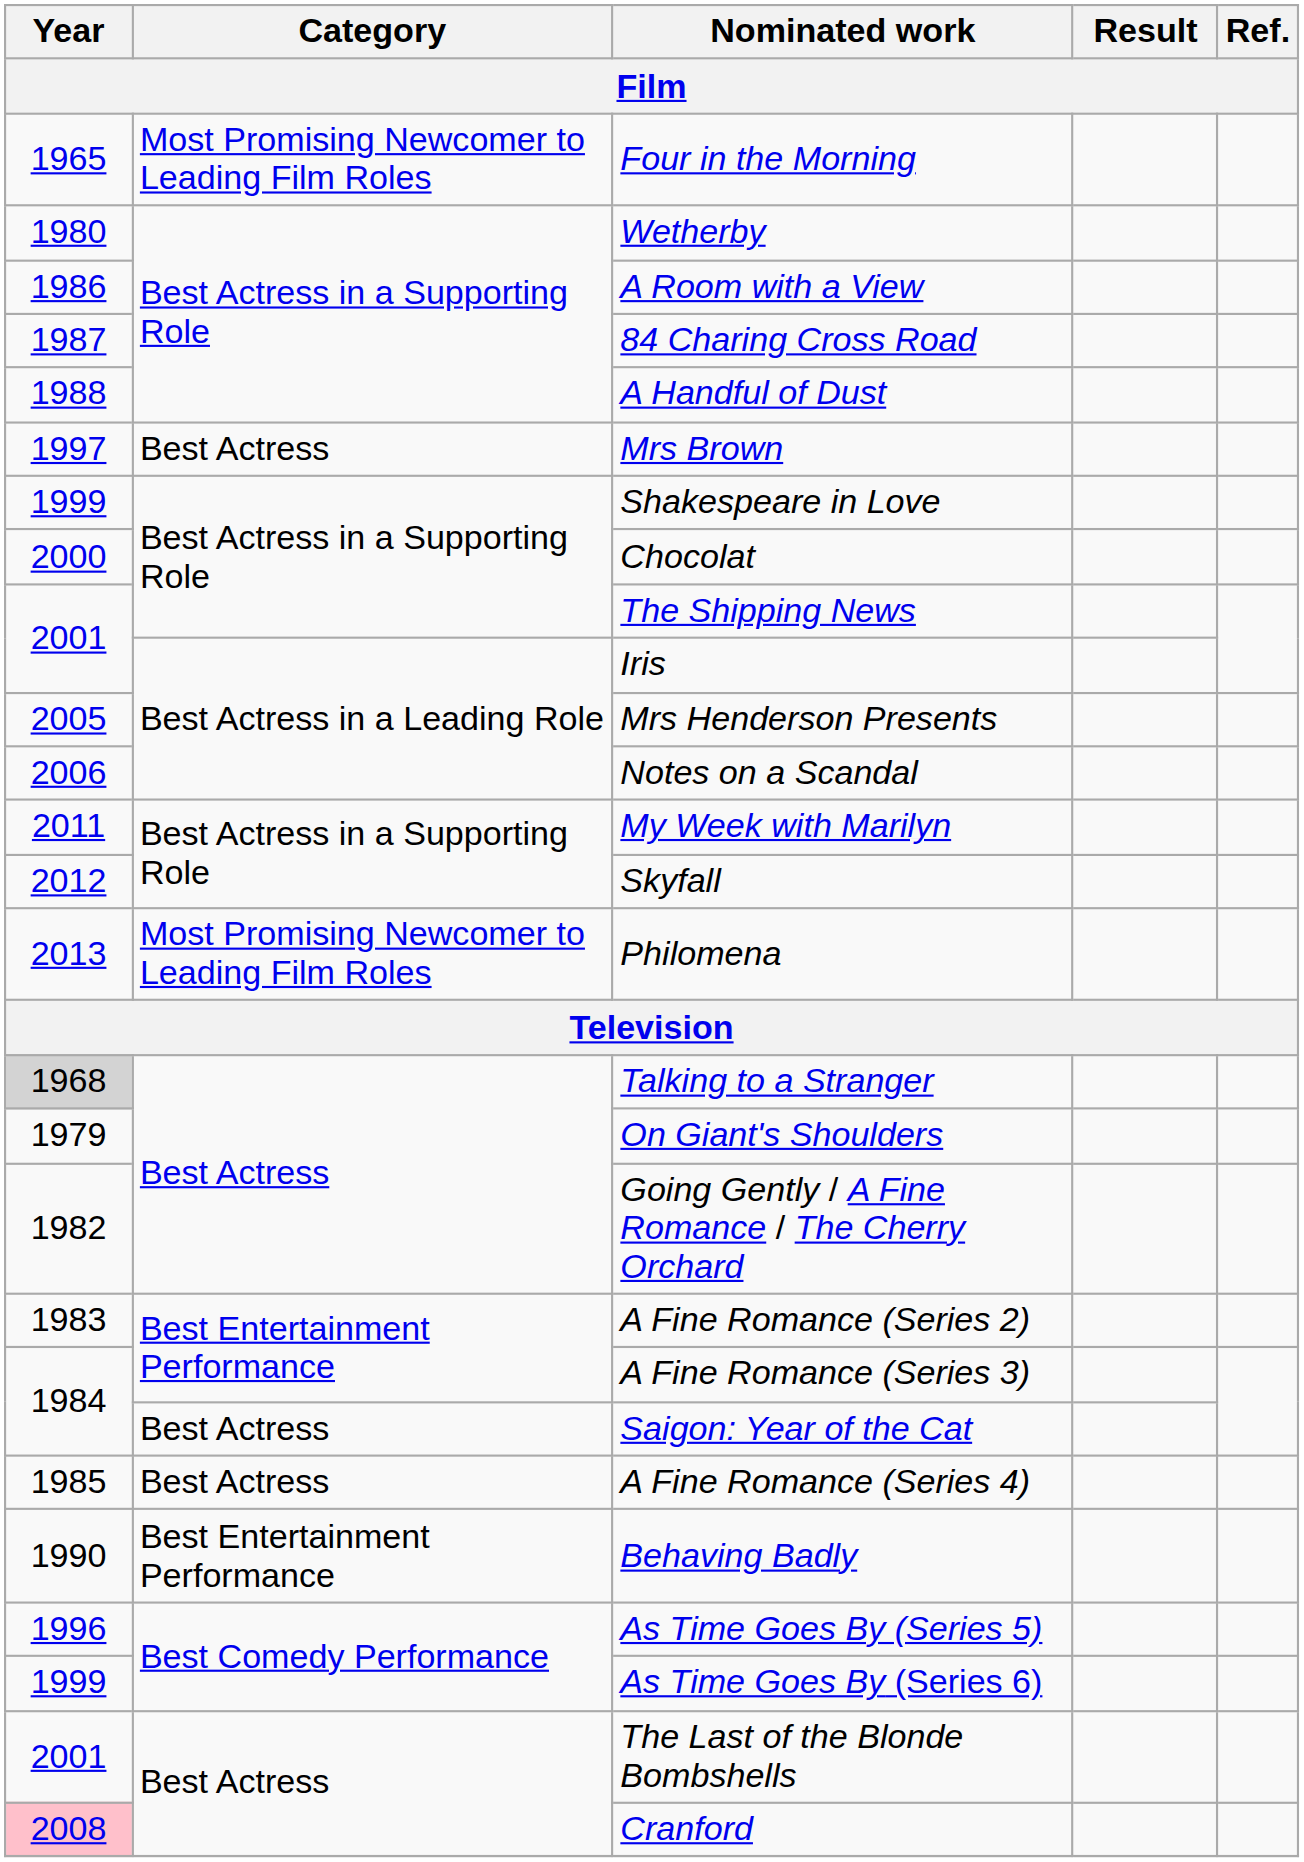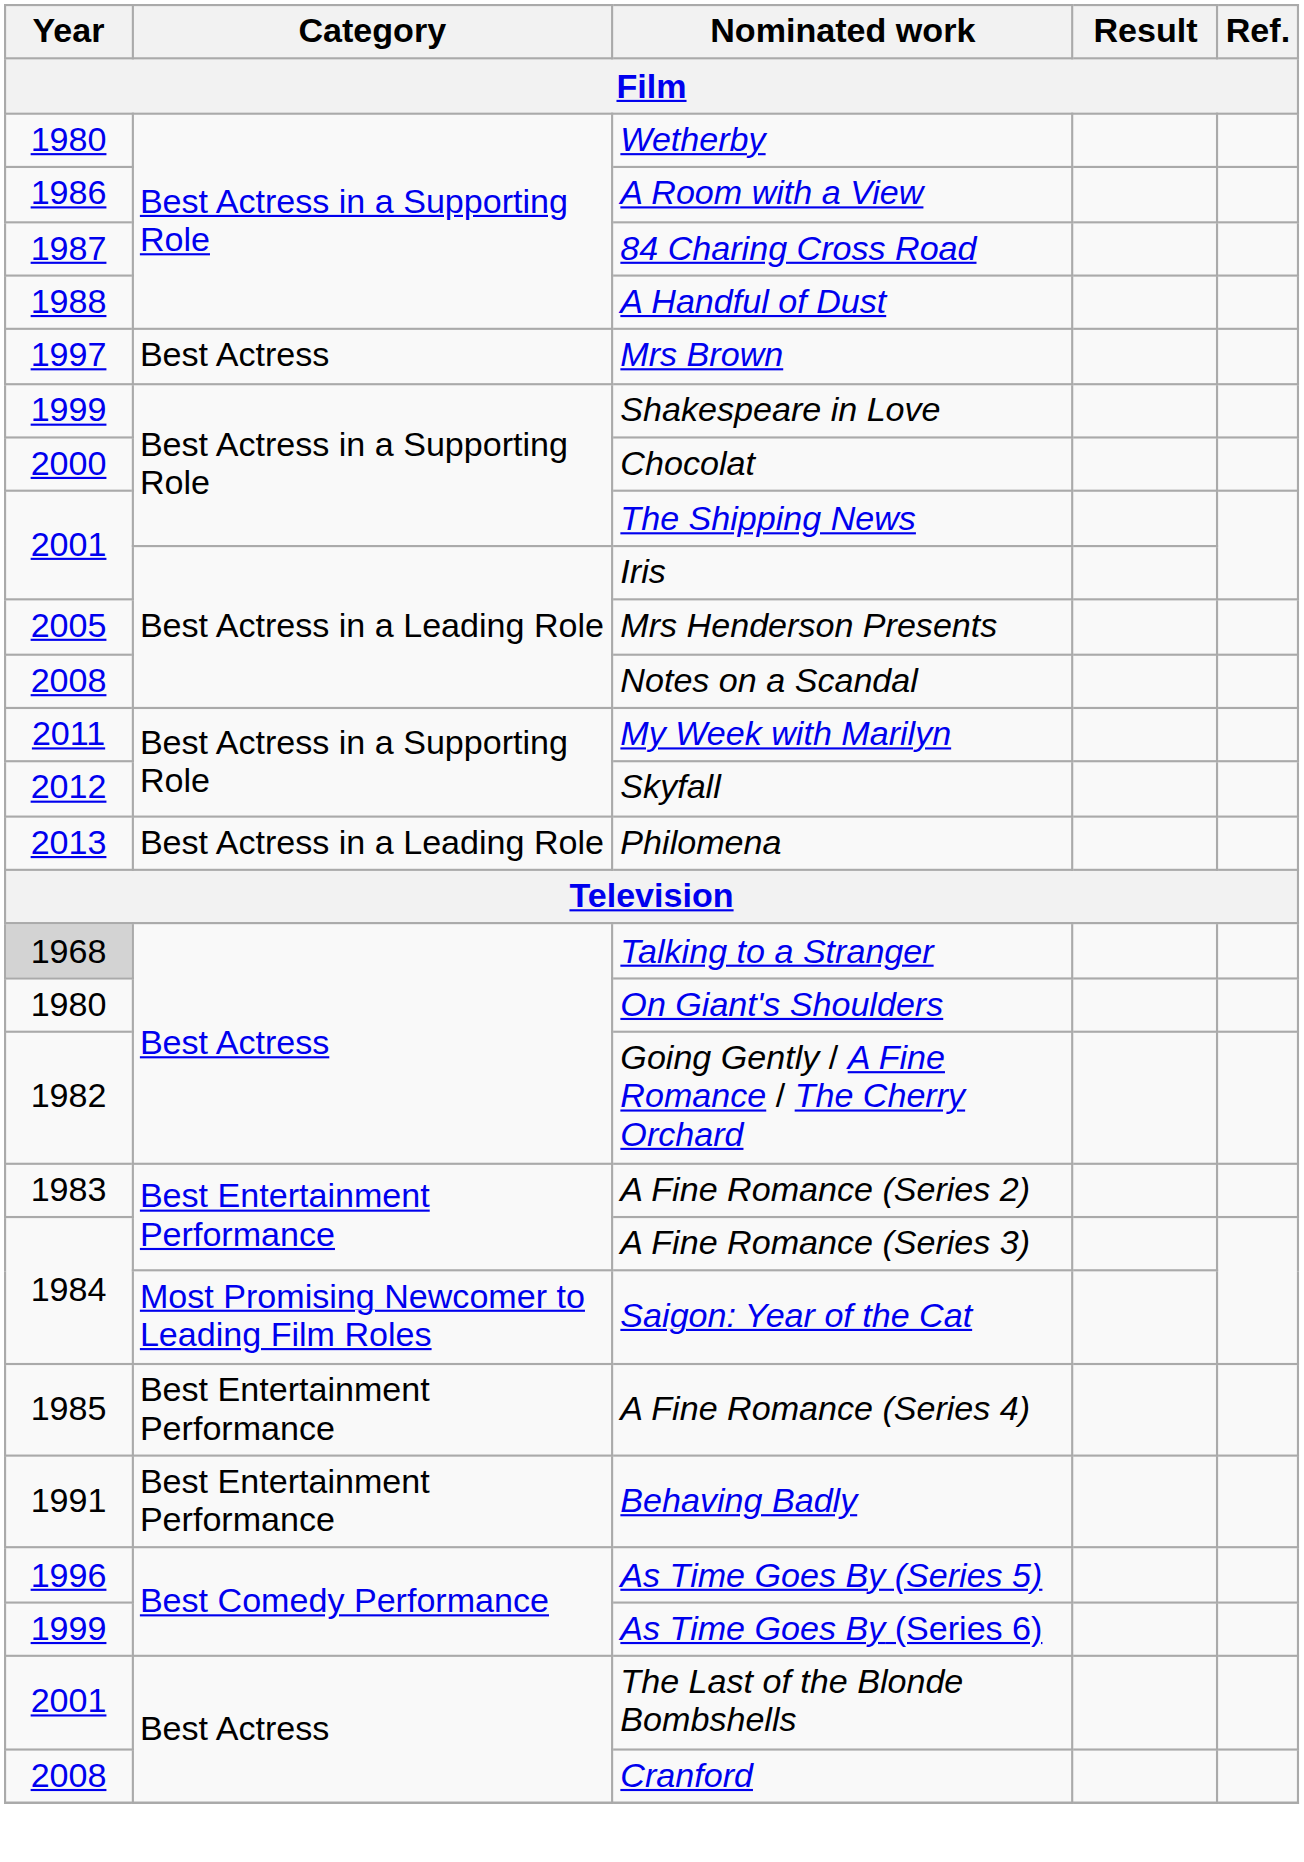- row: (768, 158)
(69, 772) 2006 -> (69, 680) 2008
(362, 953) Most Promising Newcomer to Leading Film Roles -> (372, 842) Best Actress in a Leading Role
(69, 1135) 1979 -> (69, 1004) 1980
(235, 1428) Best Actress -> (362, 1316) Most Promising Newcomer to Leading Film Roles
(235, 1482) Best Actress -> (285, 1408) Best Entertainment Performance
(69, 1555) 1990 -> (69, 1501) 1991
(69, 1828) pink background -> (69, 1774) no background
